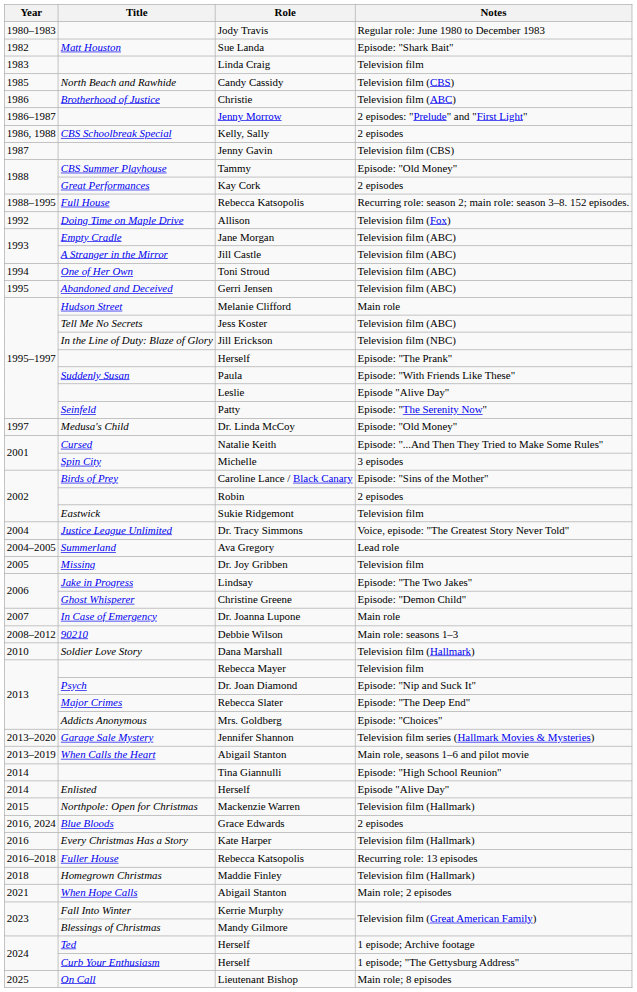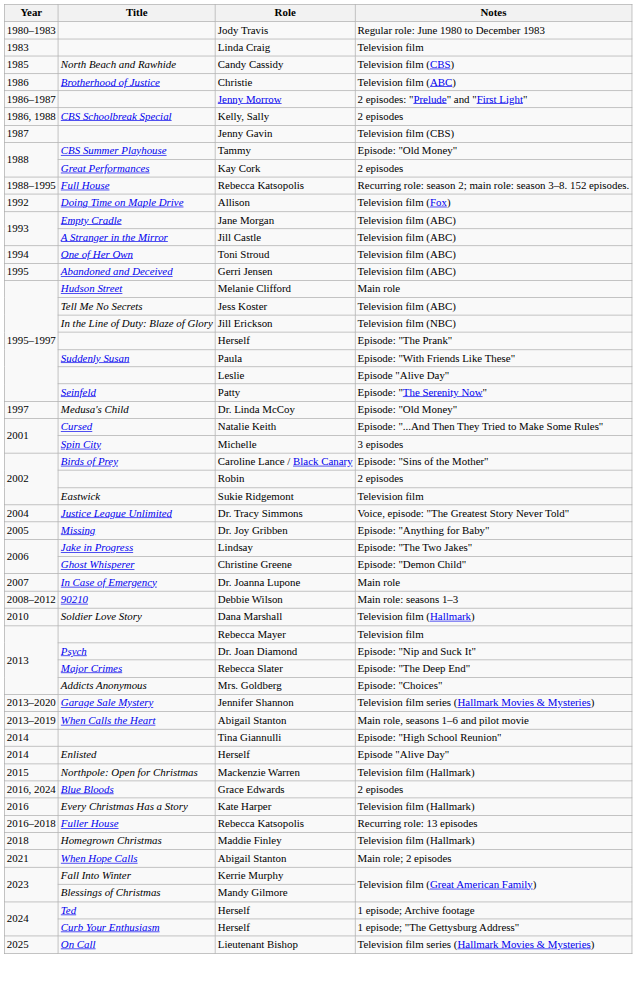- row: (91, 47)
- row: (88, 548)
(391, 565) Television film -> (424, 530) Episode: "Anything for Baby"
(405, 979) Main role; 8 episodes -> (476, 944) Television film series (Hallmark Movies & Mysteries)
